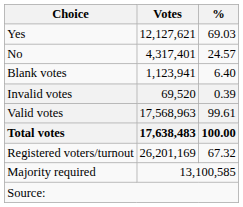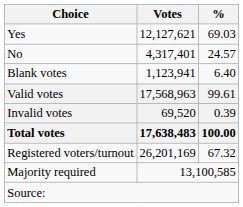rows swapped: (35, 113) <-> (40, 93)
